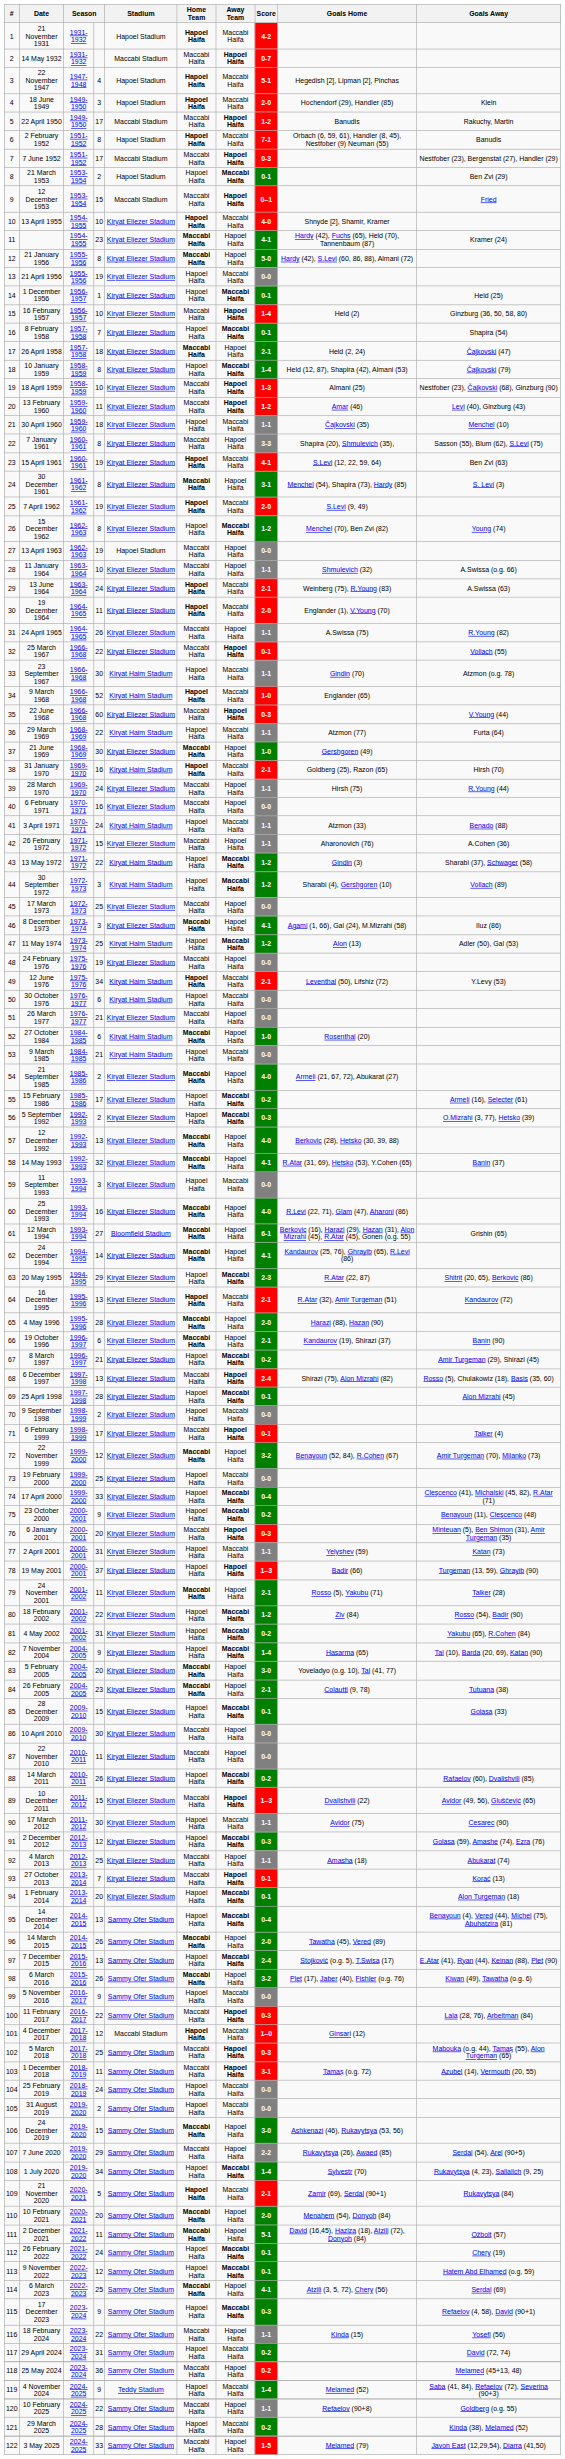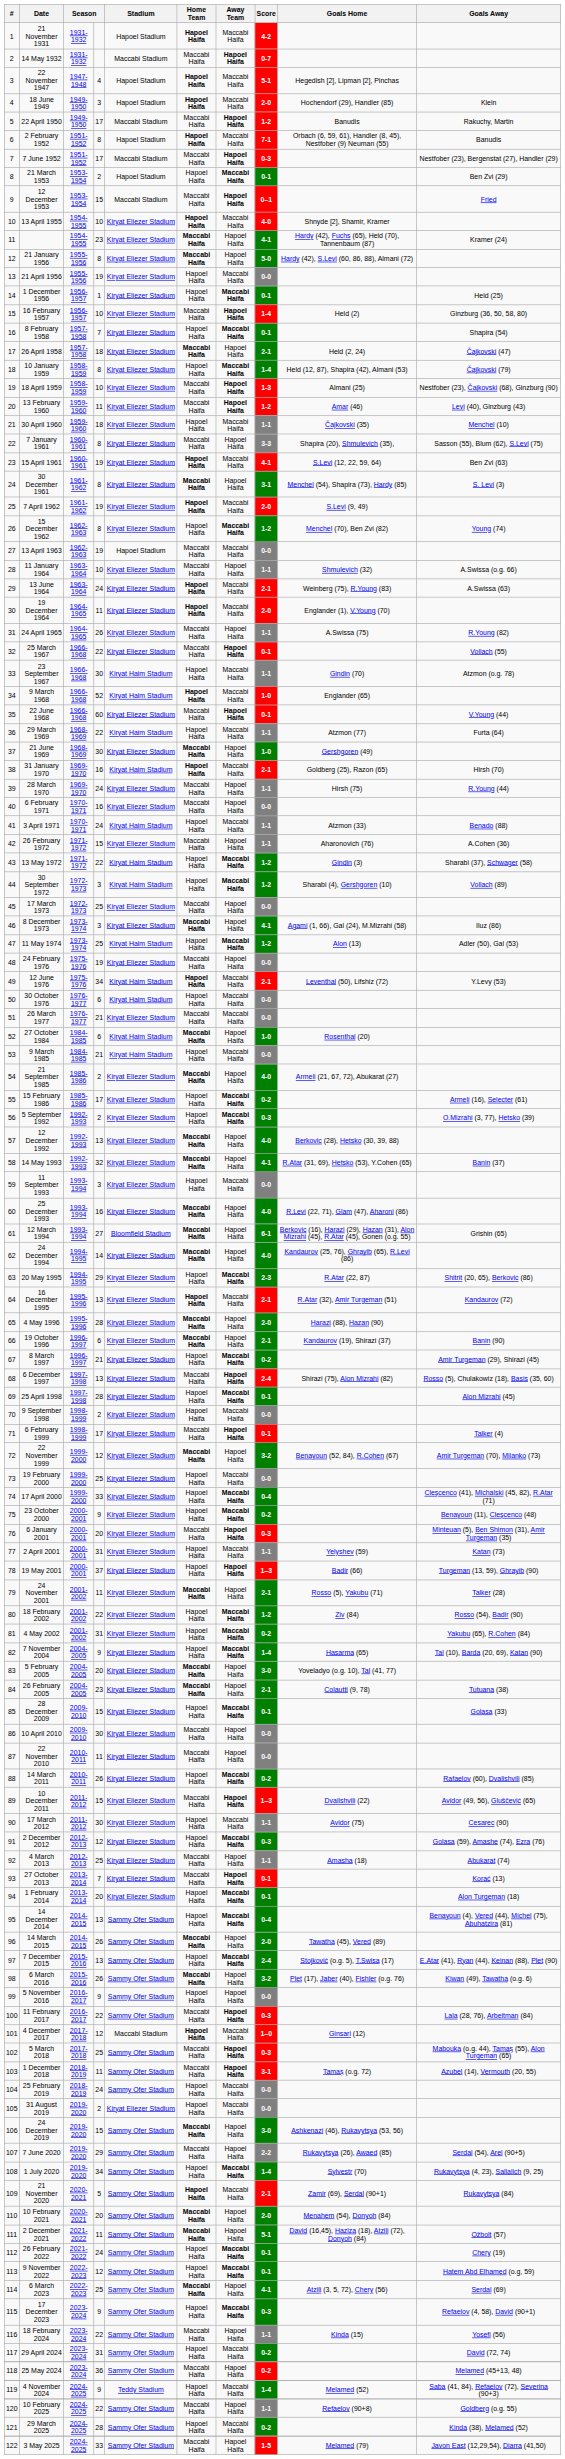(235, 551) Hapoel Haifa -> (235, 551) Maccabi Haifa
(266, 714) 0-3 -> (266, 714) 0-1
(235, 1018) Hapoel Haifa -> (235, 1018) Maccabi Haifa
(266, 1255) 4-1 -> (266, 1255) 4-0
(235, 1997) Maccabi Haifa -> (235, 1997) Hapoel Haifa
(141, 2108) Sammy Ofer Stadium -> (141, 2108) Kiryat Eliezer Stadium
